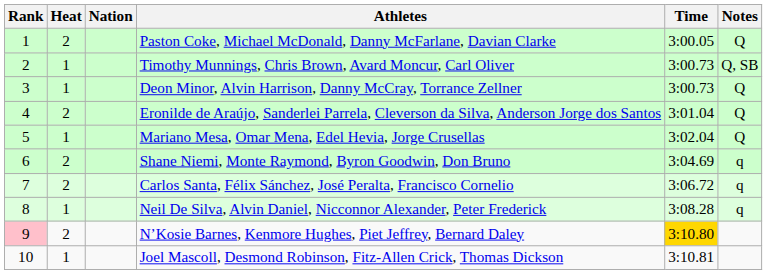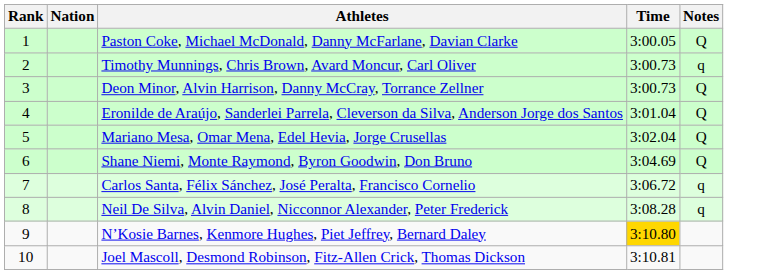- column: (66, 16)
(740, 64) Q, SB -> (701, 64) q
(740, 161) q -> (701, 161) Q
(26, 233) pink background -> (26, 233) no background
